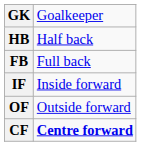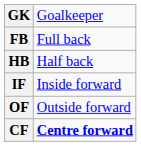rows swapped: (19, 61) <-> (19, 38)
